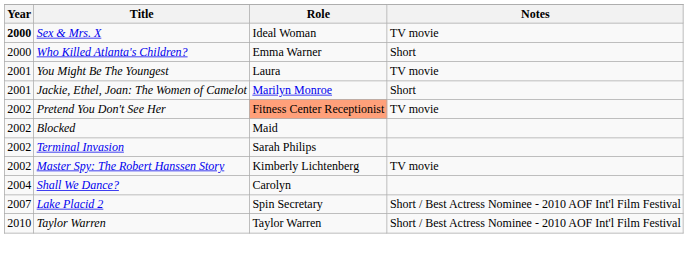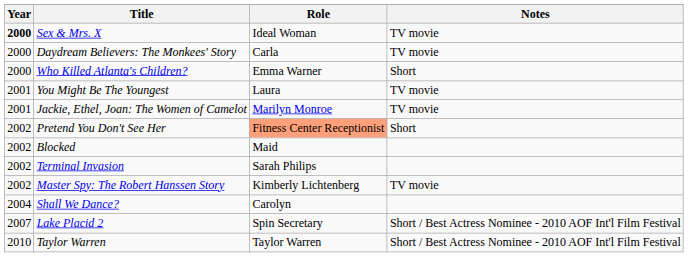+ row: (136, 52)
(403, 90) Short -> (414, 109) TV movie
(414, 109) TV movie -> (403, 128) Short
